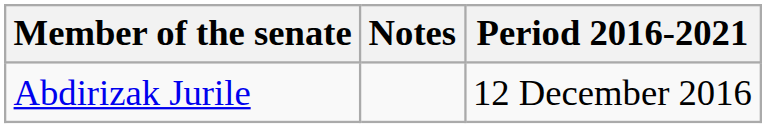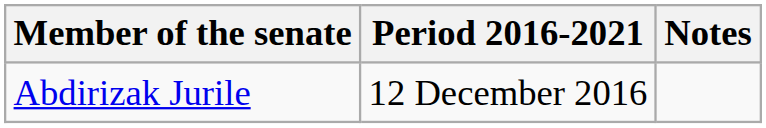columns swapped: (612, 33) <-> (412, 33)
